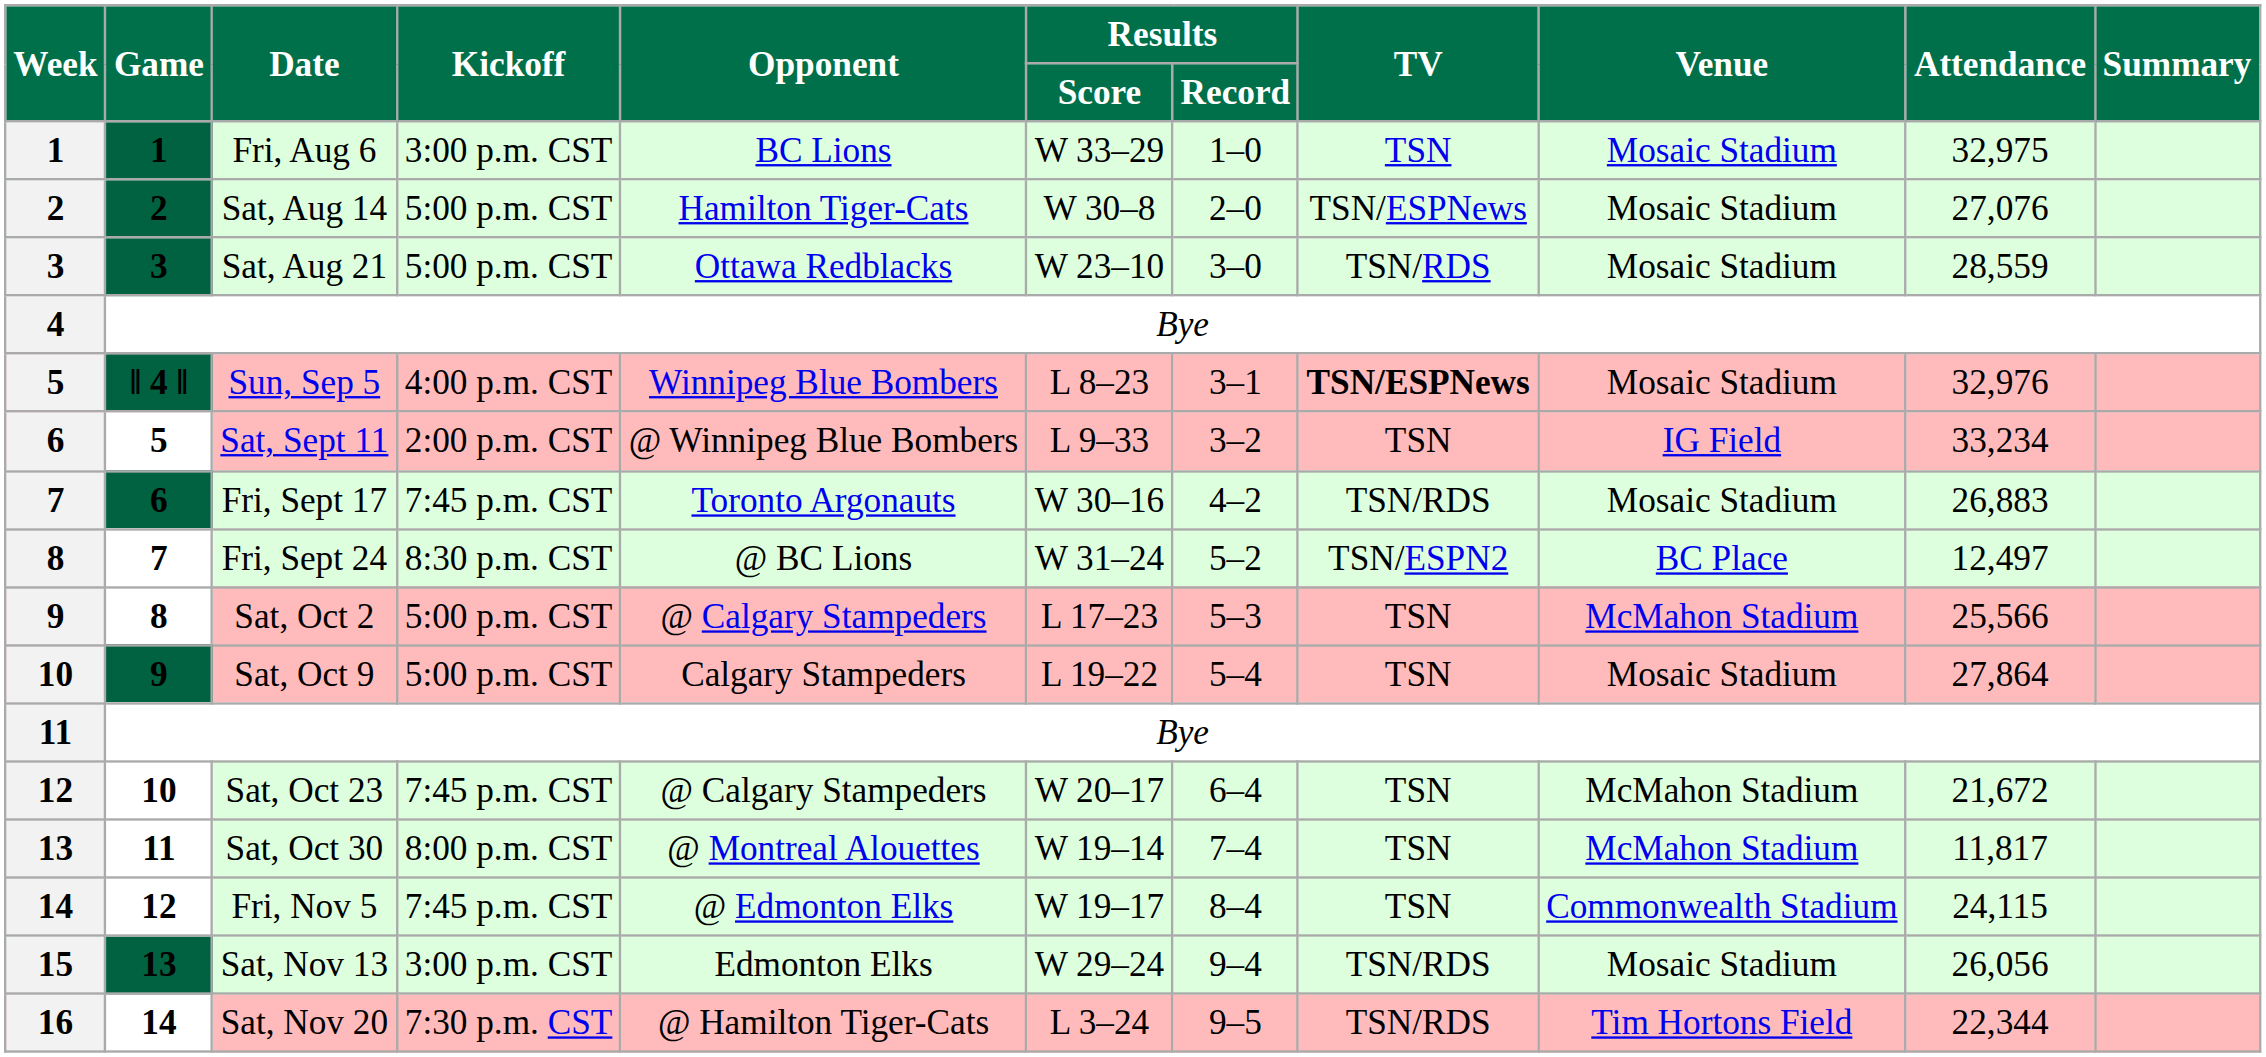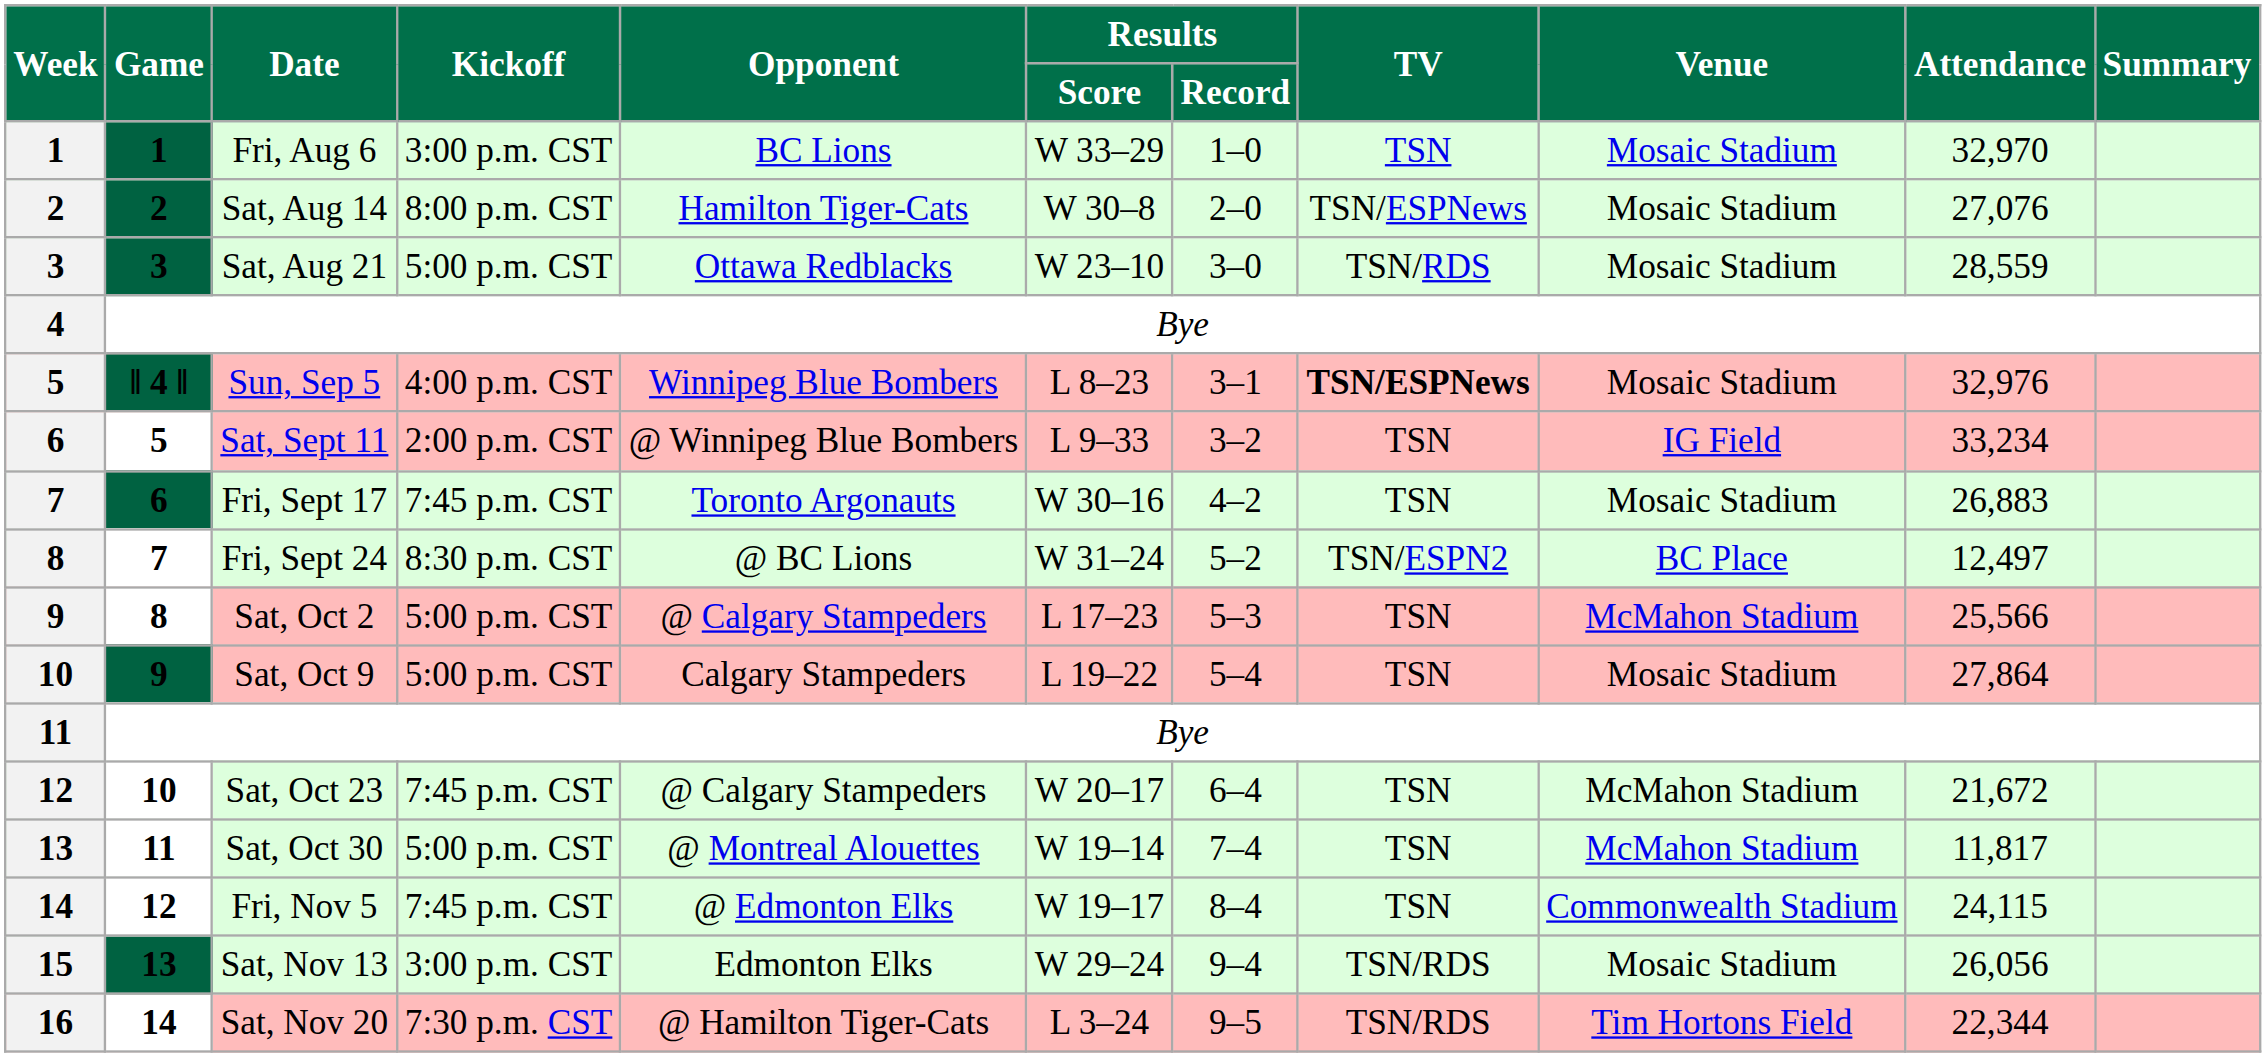(2000, 150) 32,975 -> (2000, 150) 32,970
(509, 208) 5:00 p.m. CST -> (509, 208) 8:00 p.m. CST
(1418, 498) TSN/RDS -> (1418, 498) TSN
(509, 847) 8:00 p.m. CST -> (509, 847) 5:00 p.m. CST
